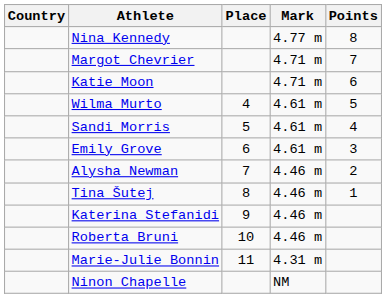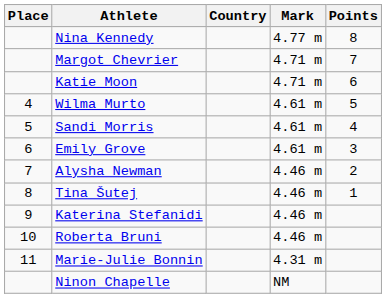columns swapped: (246, 16) <-> (36, 16)
